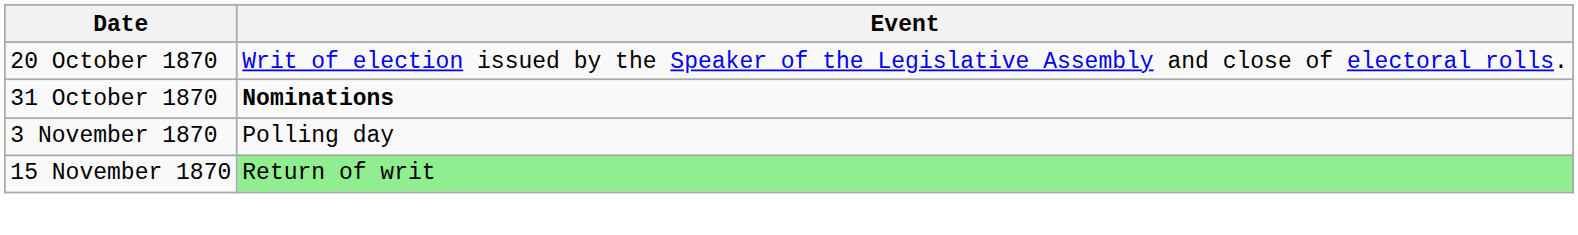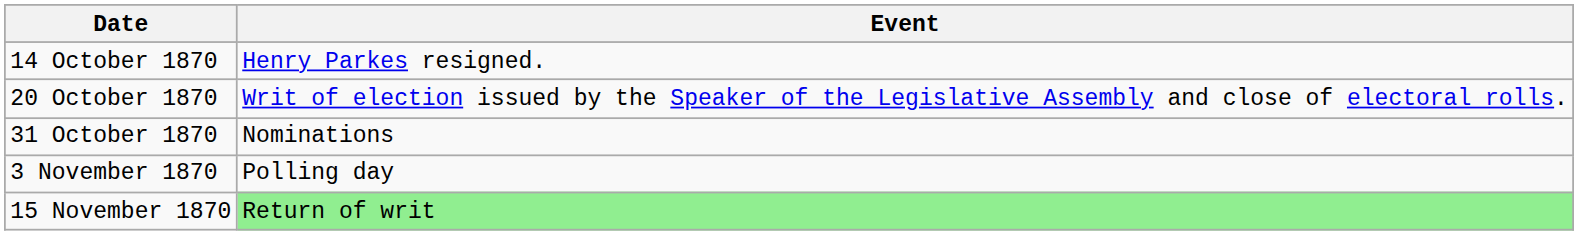+ row: (114, 61)
(318, 99) bold -> (318, 136) normal
